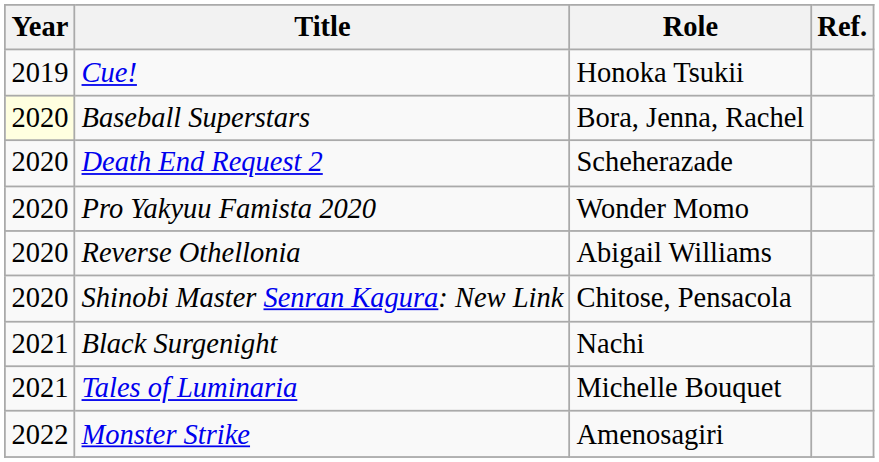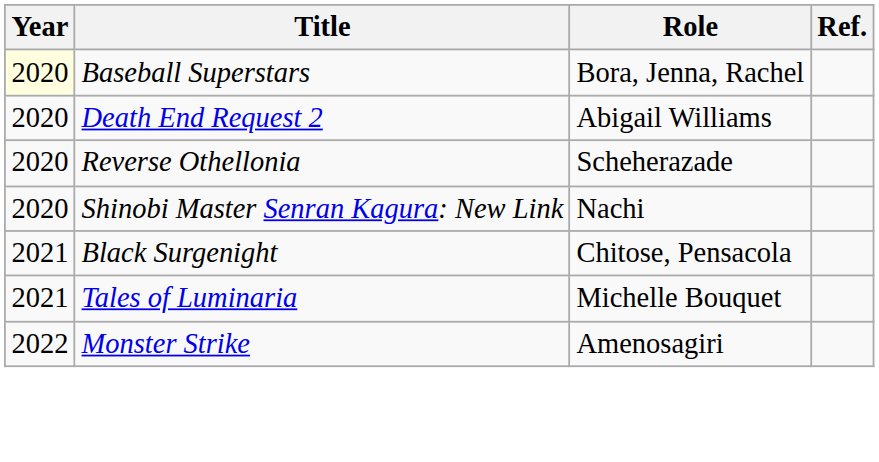- row: (109, 72)
(655, 162) Scheherazade -> (674, 117) Abigail Williams
- row: (229, 207)
(674, 252) Abigail Williams -> (655, 162) Scheherazade
(684, 298) Chitose, Pensacola -> (610, 207) Nachi
(610, 343) Nachi -> (684, 252) Chitose, Pensacola
